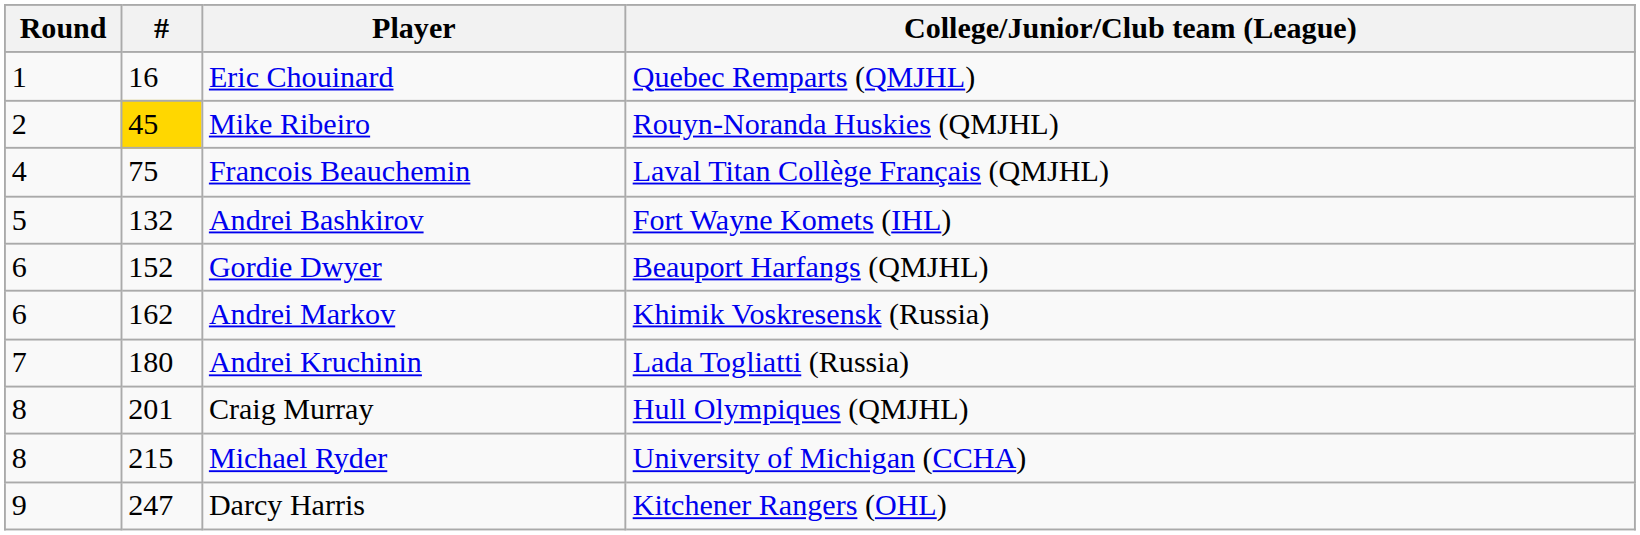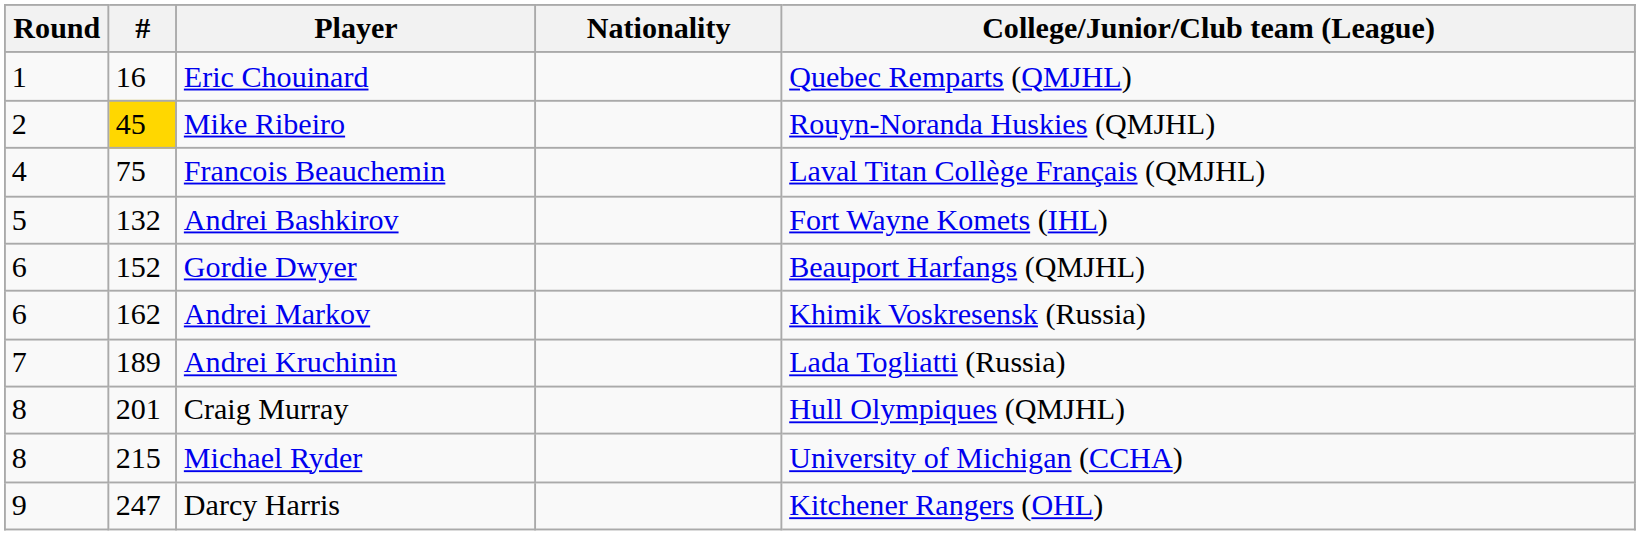+ column: (659, 28)
(151, 362) 180 -> (138, 362) 189
